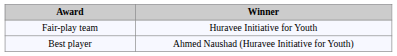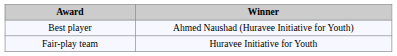rows swapped: (70, 43) <-> (70, 28)
